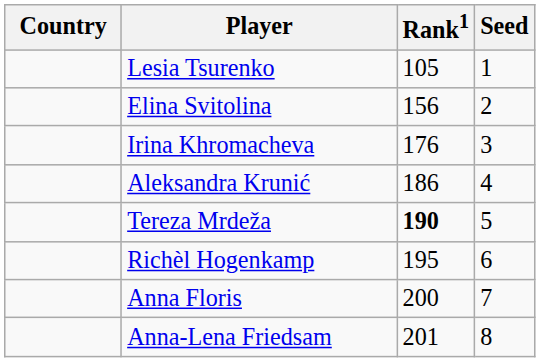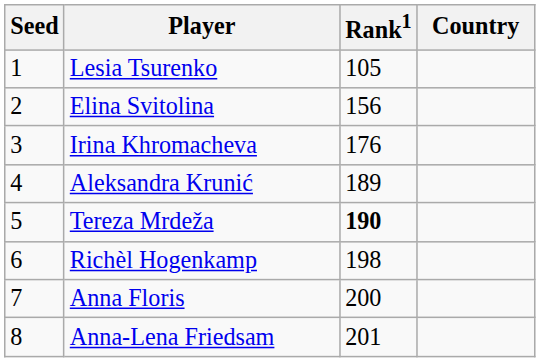columns swapped: (63, 26) <-> (504, 26)
(421, 183) 186 -> (363, 183) 189
(421, 260) 195 -> (363, 260) 198
